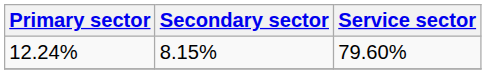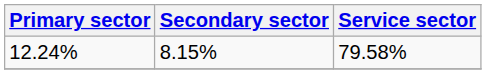(372, 52) 79.60% -> (372, 52) 79.58%
